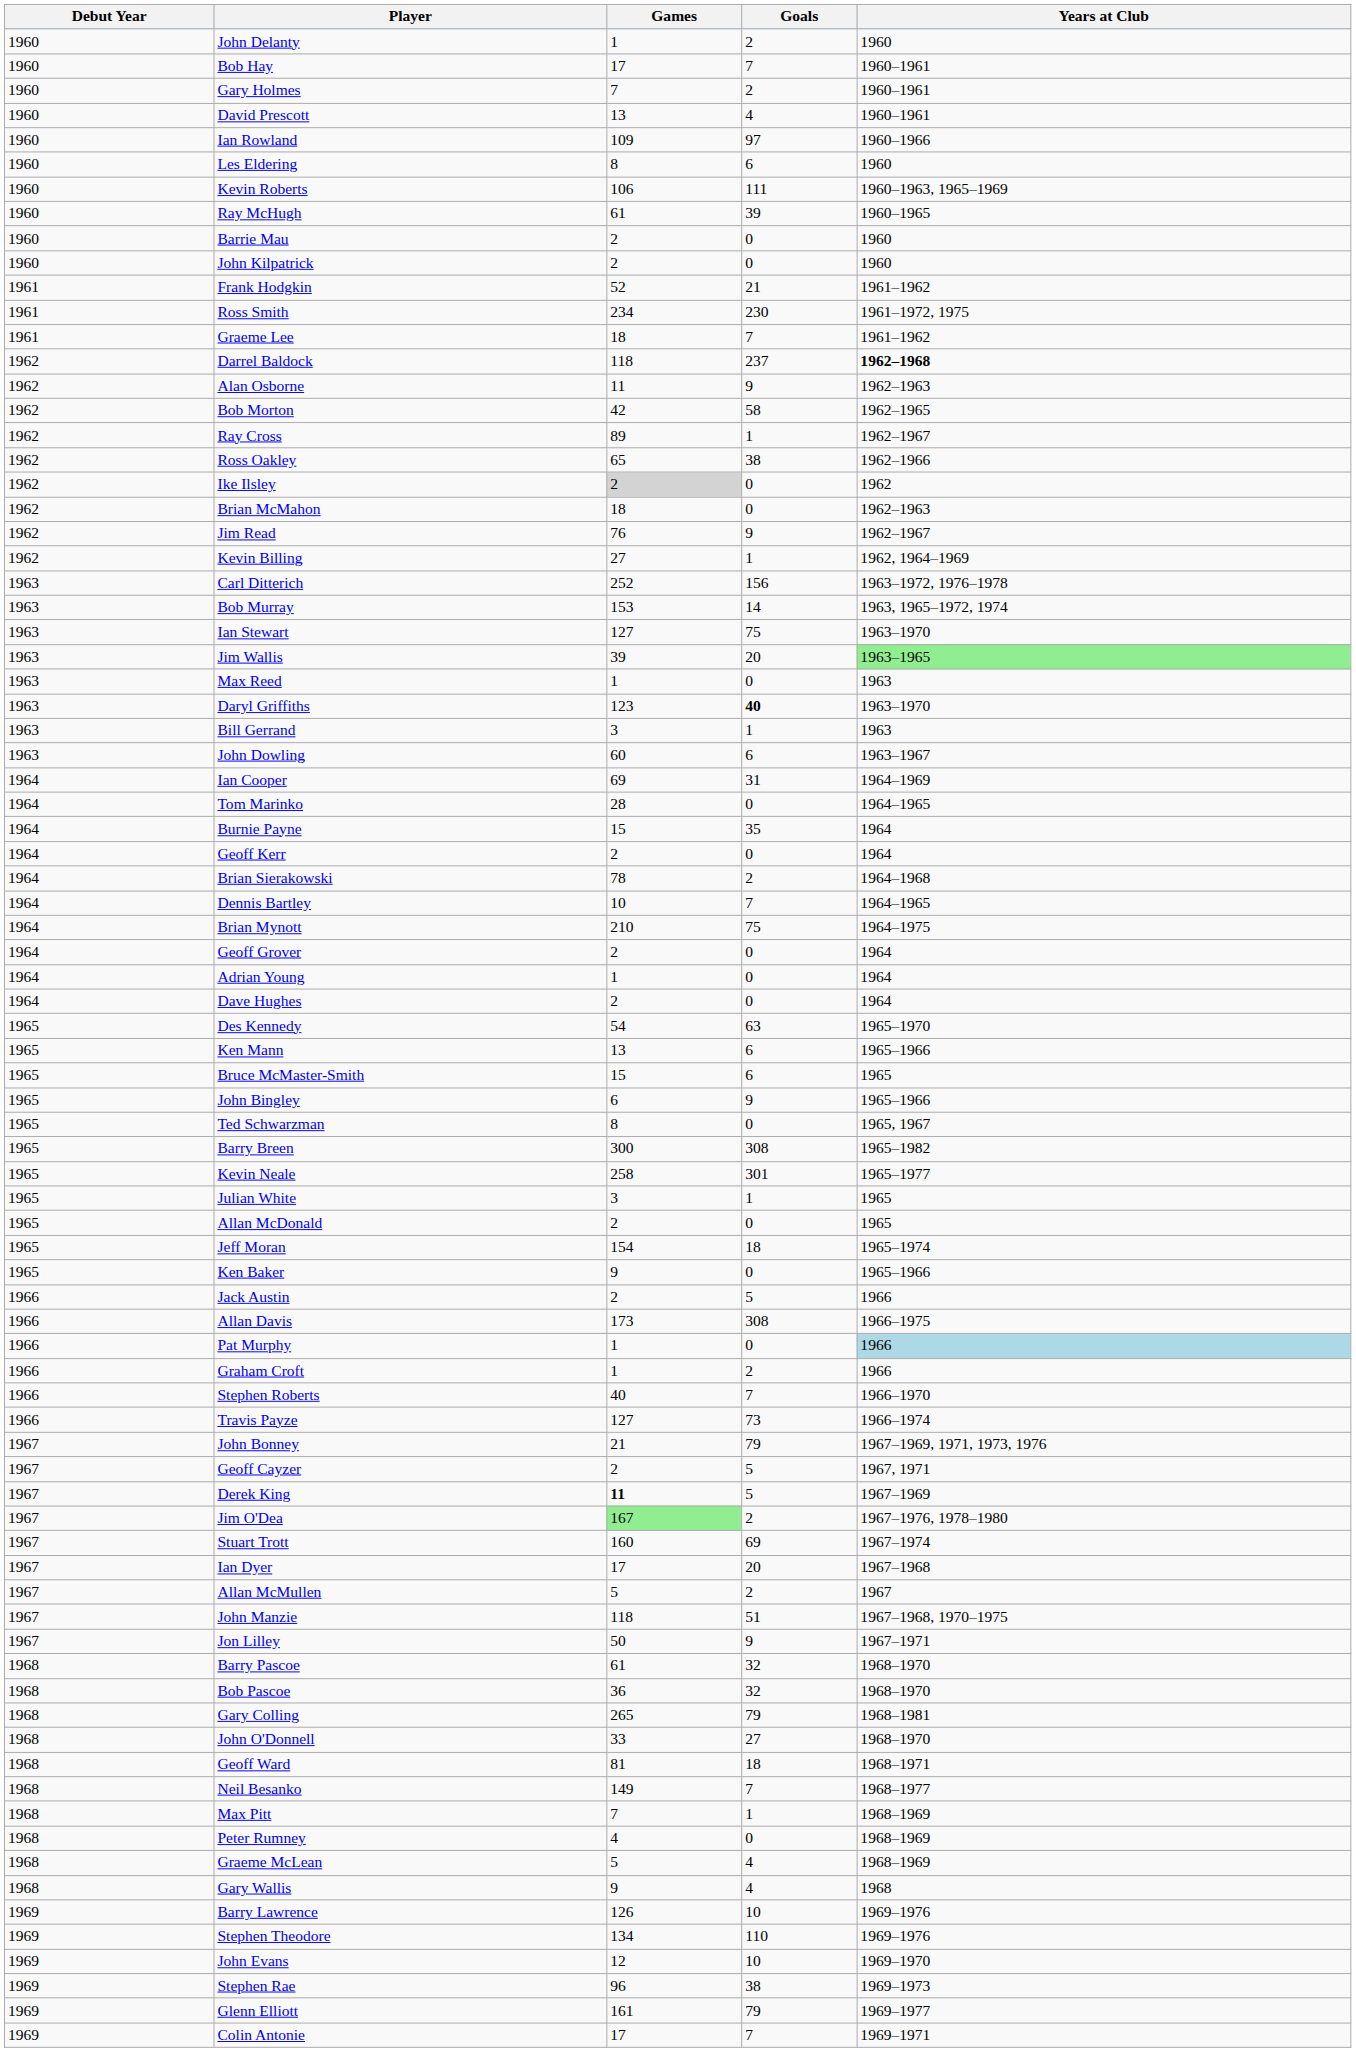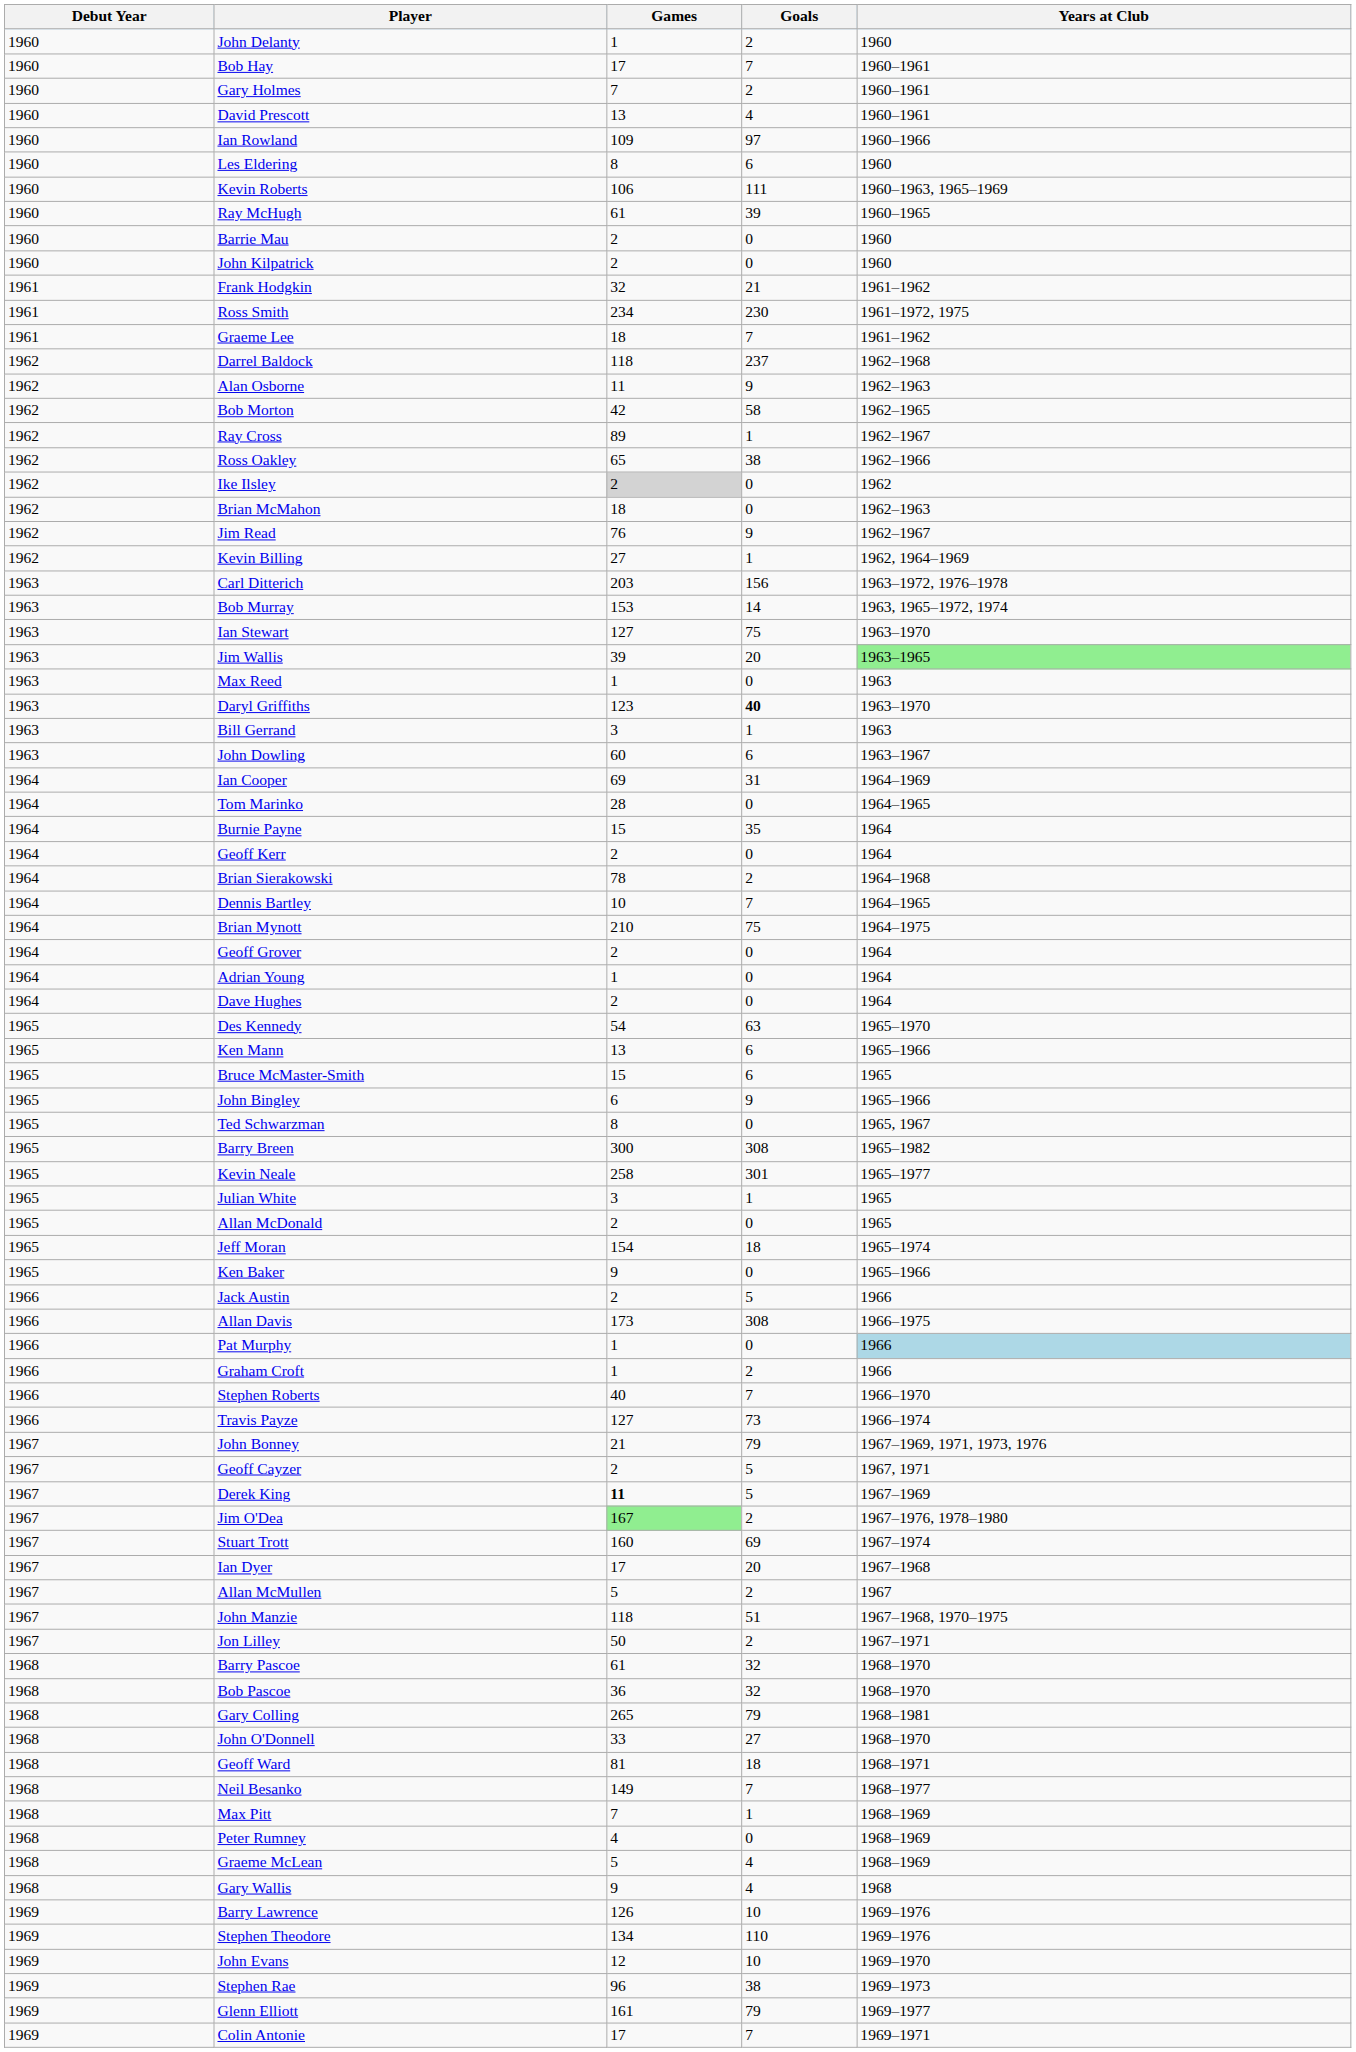(618, 287) 52 -> (618, 287) 32
(895, 361) bold -> (895, 361) normal
(622, 582) 252 -> (622, 582) 203
(749, 1641) 9 -> (749, 1641) 2
